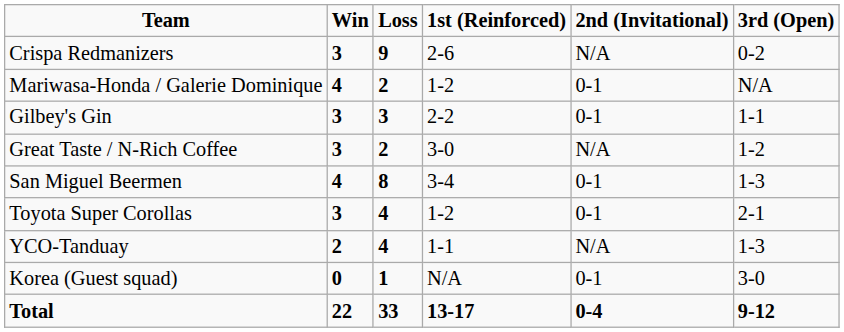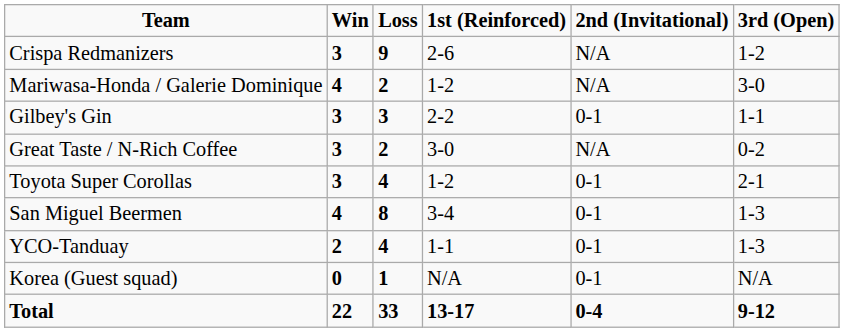(751, 52) 0-2 -> (751, 52) 1-2
(589, 85) 0-1 -> (593, 85) N/A
(755, 85) N/A -> (751, 85) 3-0
(751, 149) 1-2 -> (751, 149) 0-2
rows swapped: (96, 181) <-> (101, 213)
(593, 246) N/A -> (589, 246) 0-1
(751, 278) 3-0 -> (755, 278) N/A
